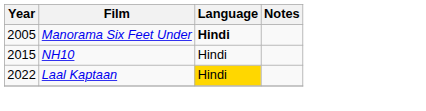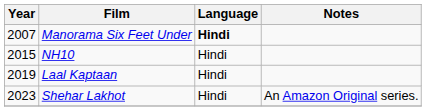(22, 34) 2005 -> (22, 34) 2007
(22, 75) 2022 -> (22, 75) 2019
(212, 75) gold background -> (212, 75) no background
+ row: (83, 95)
